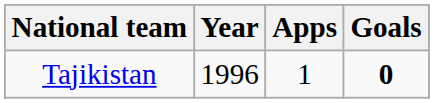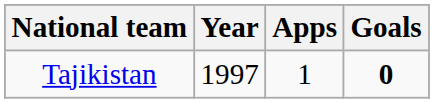(230, 73) 1996 -> (230, 73) 1997
